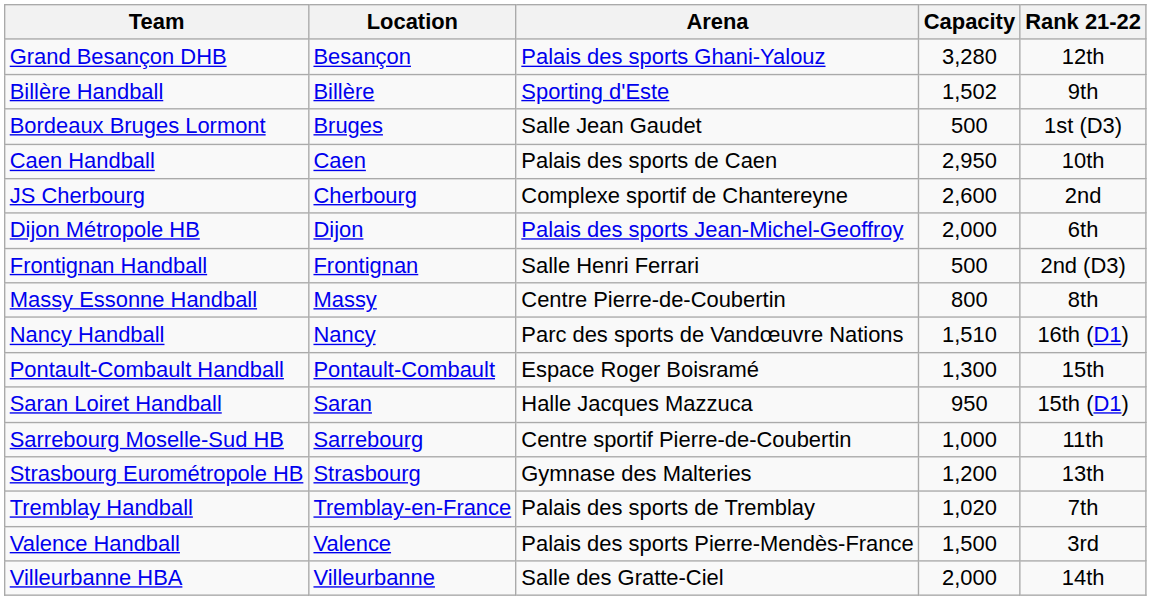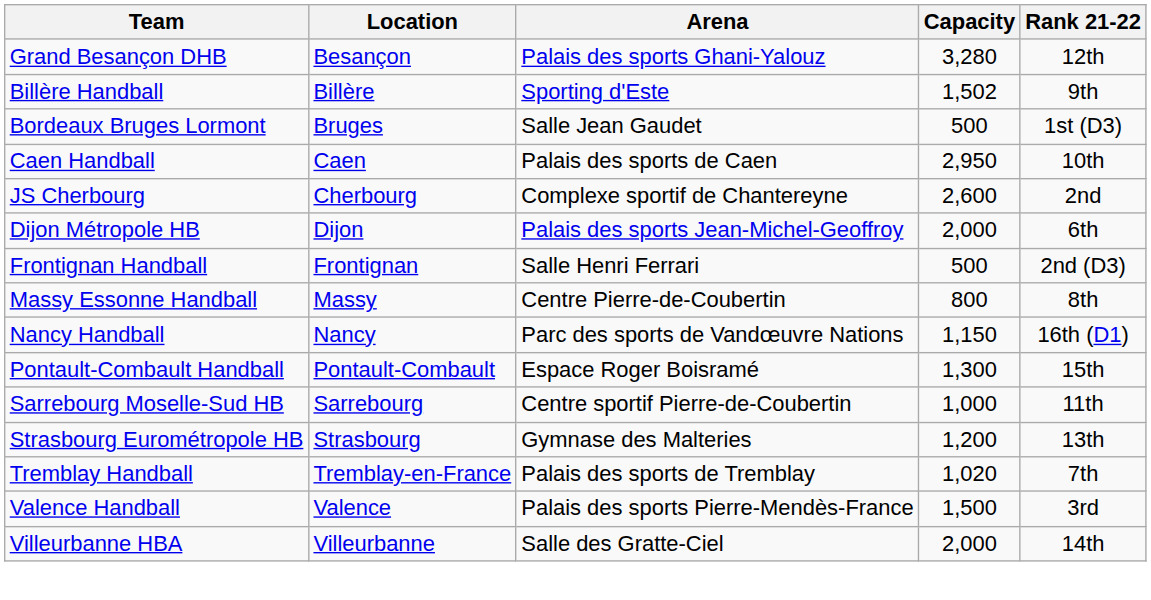(969, 334) 1,510 -> (969, 334) 1,150
- row: (116, 404)
